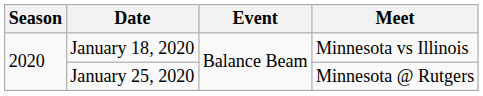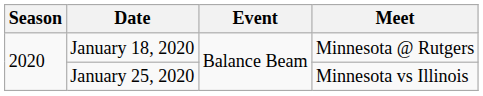(392, 47) Minnesota vs Illinois -> (395, 47) Minnesota @ Rutgers
(395, 76) Minnesota @ Rutgers -> (392, 76) Minnesota vs Illinois
